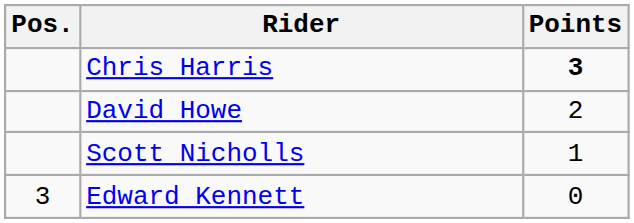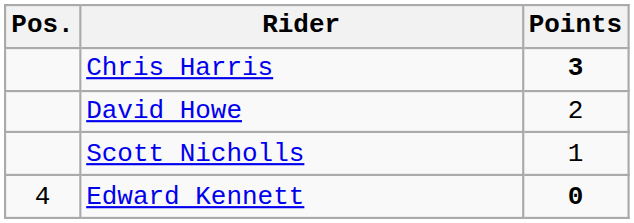(42, 197) 3 -> (42, 197) 4
(575, 197) normal -> (575, 197) bold
